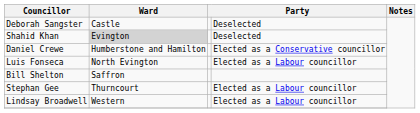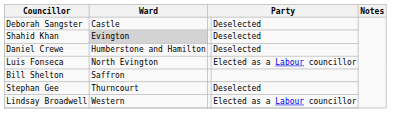(299, 50) Elected as a Conservative councillor -> (237, 50) Deselected
(285, 88) Elected as a Labour councillor -> (237, 88) Deselected
